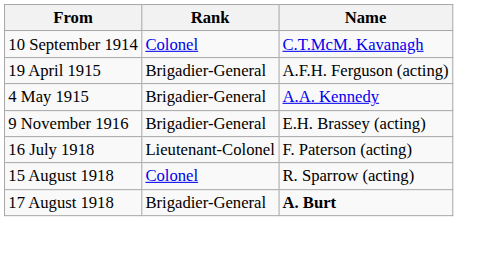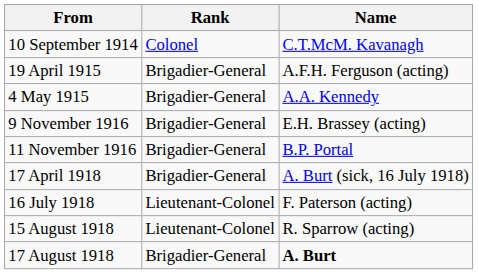+ row: (72, 149)
+ row: (55, 176)
(172, 176) Colonel -> (210, 228) Lieutenant-Colonel
